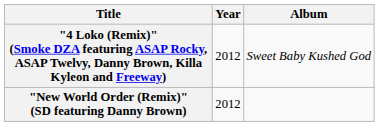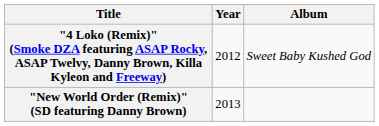(228, 104) 2012 -> (228, 104) 2013
